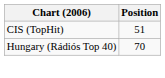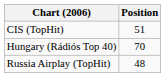+ row: (59, 64)
